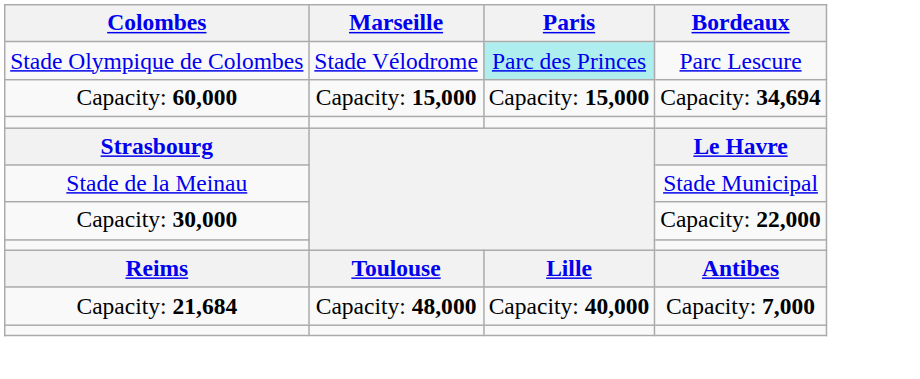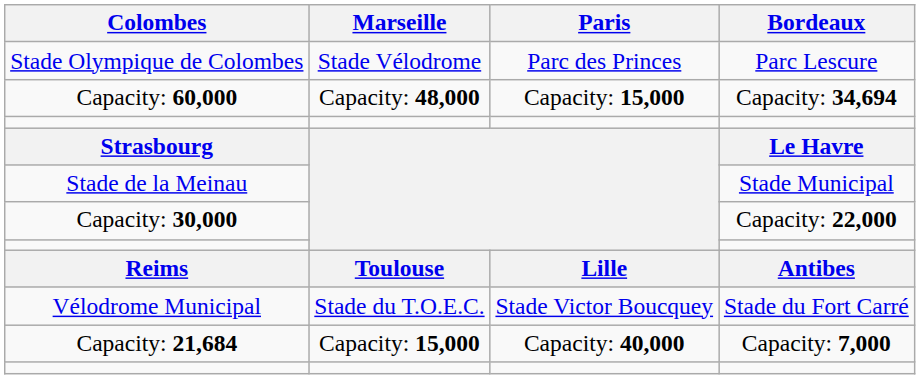(569, 60) paleturquoise background -> (604, 60) no background
(396, 97) Capacity: 15,000 -> (399, 97) Capacity: 48,000
+ row: (157, 305)
(396, 305) Capacity: 48,000 -> (399, 343) Capacity: 15,000
